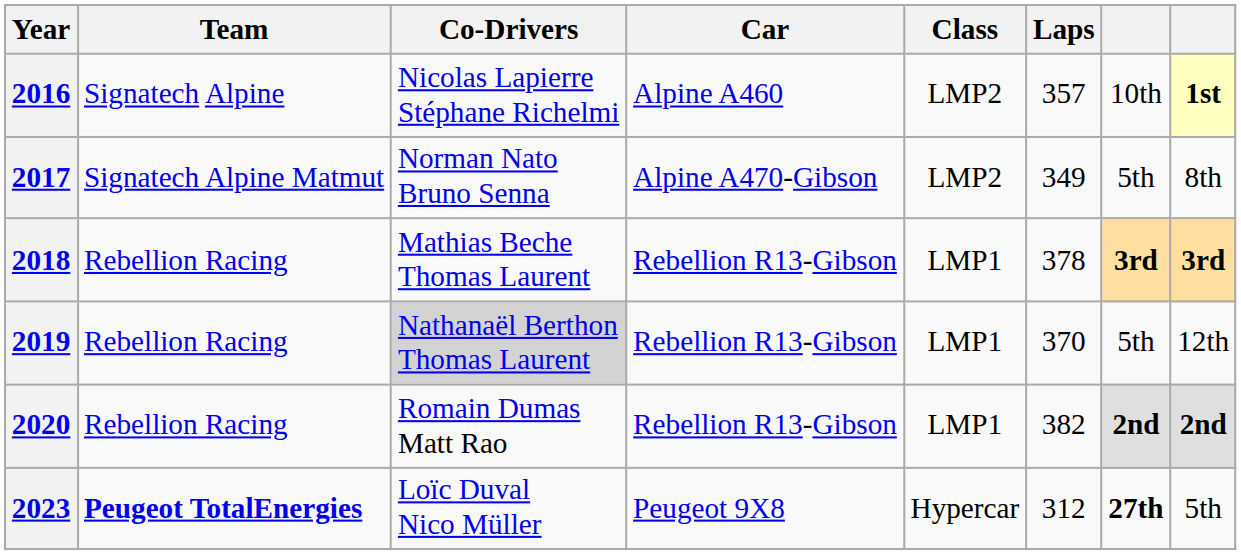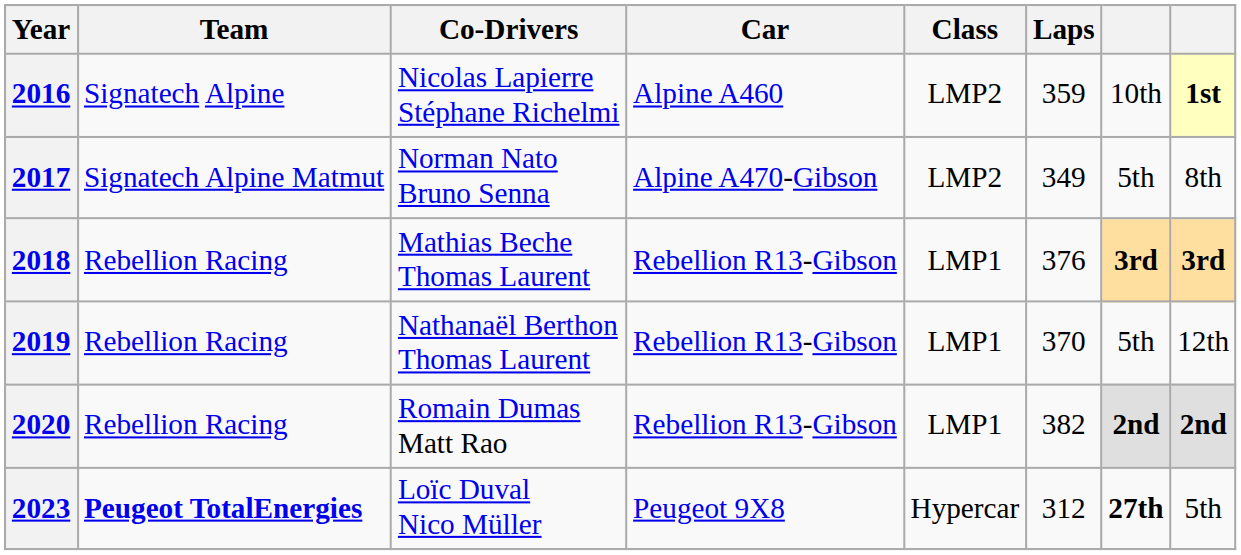(1064, 94) 357 -> (1064, 94) 359
(1064, 259) 378 -> (1064, 259) 376
(508, 342) lightgrey background -> (508, 342) no background
